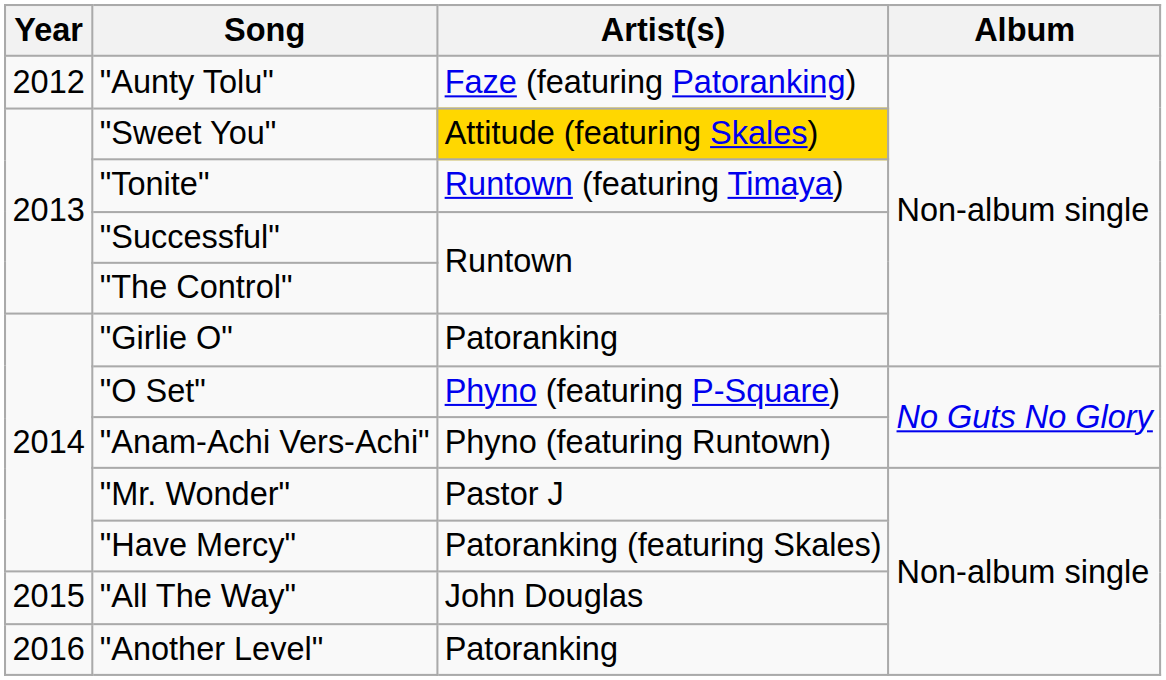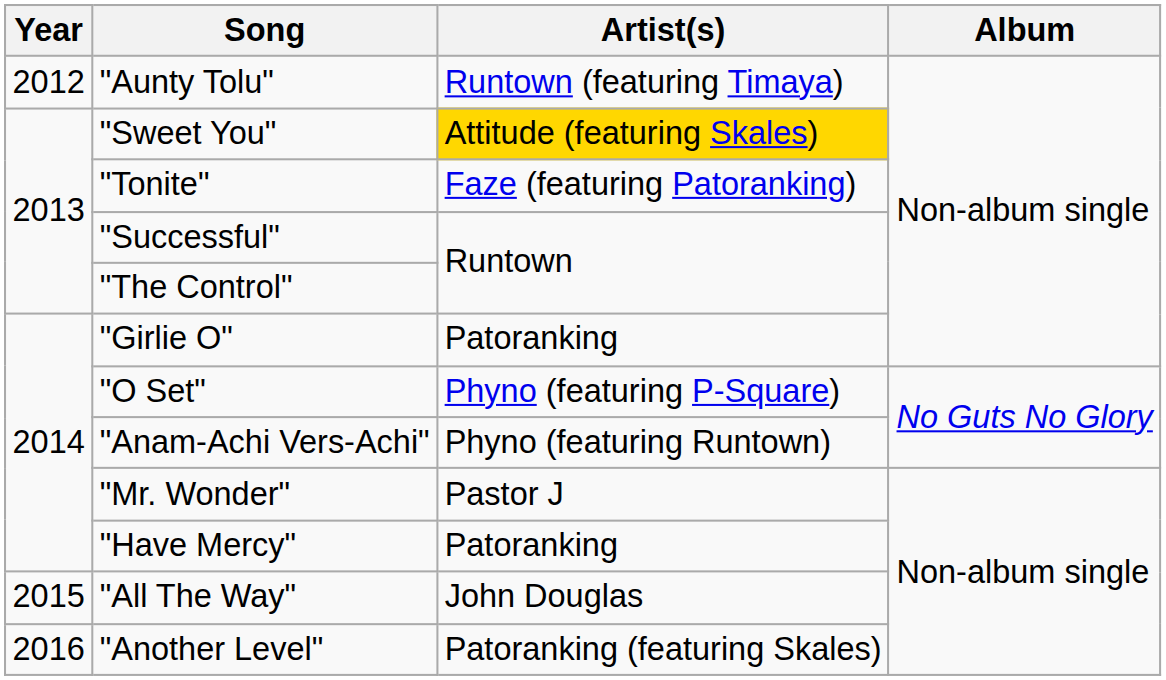(650, 81) Faze (featuring Patoranking) -> (644, 81) Runtown (featuring Timaya)
(644, 184) Runtown (featuring Timaya) -> (650, 184) Faze (featuring Patoranking)
(663, 545) Patoranking (featuring Skales) -> (531, 545) Patoranking
(531, 648) Patoranking -> (663, 648) Patoranking (featuring Skales)
